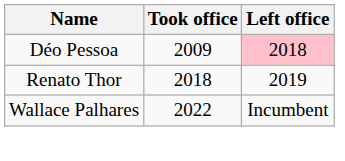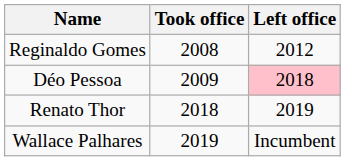+ row: (77, 49)
(193, 110) 2022 -> (200, 140) 2019
